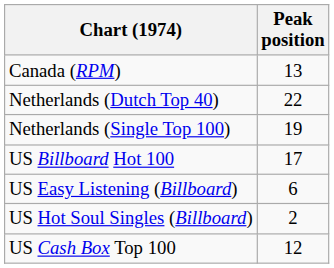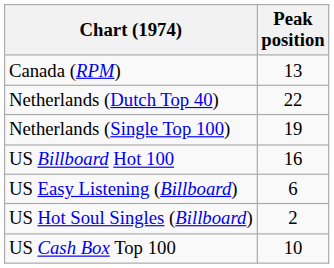(293, 159) 17 -> (293, 159) 16
(293, 248) 12 -> (293, 248) 10
